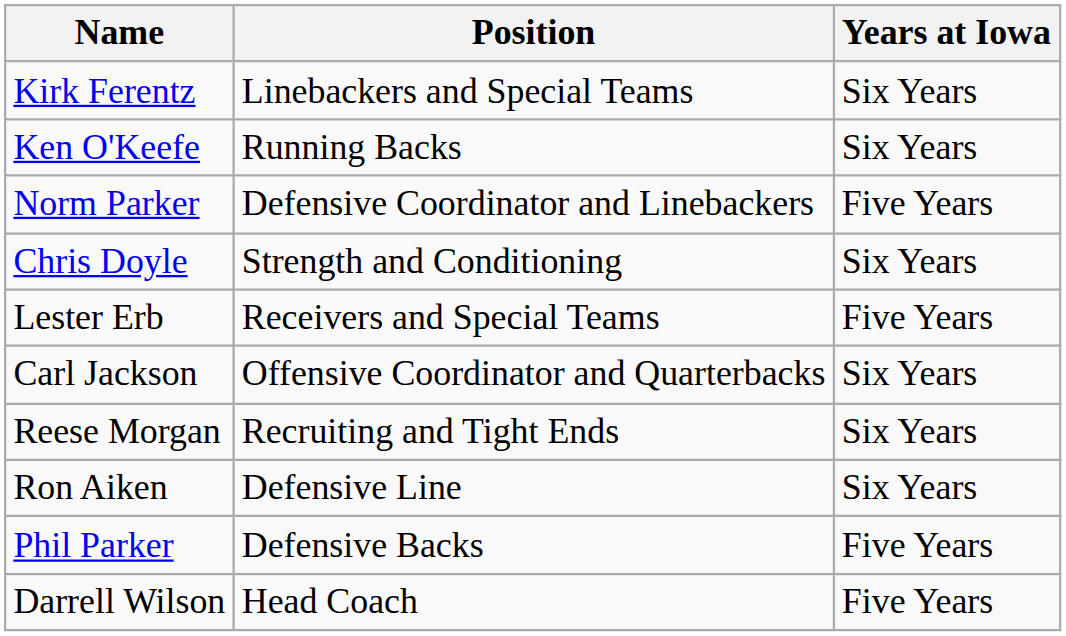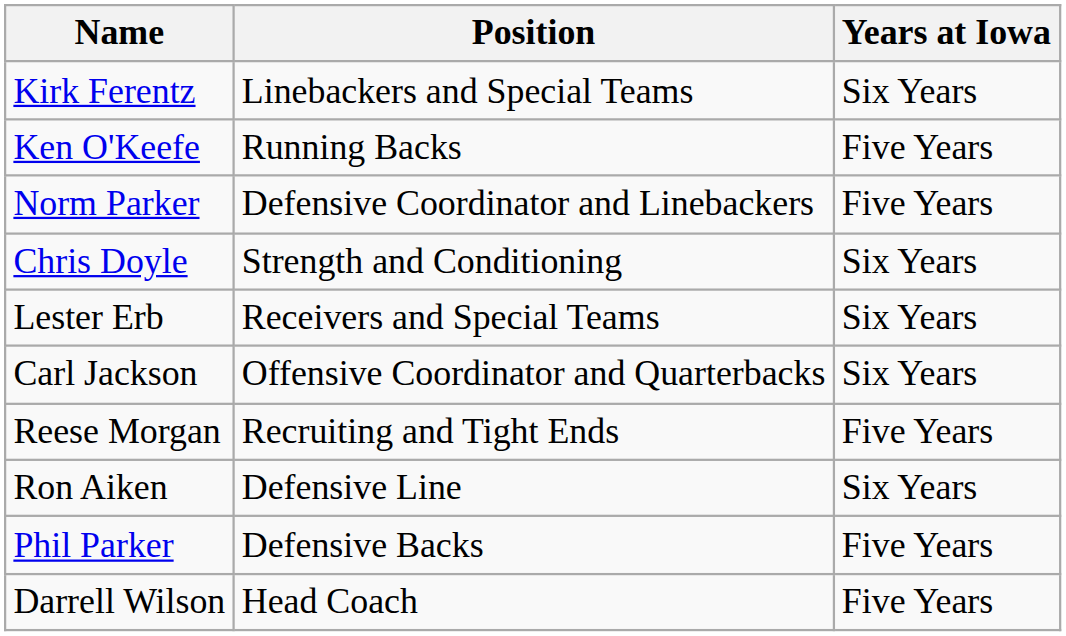(910, 146) Six Years -> (918, 146) Five Years
(918, 317) Five Years -> (910, 317) Six Years
(910, 430) Six Years -> (918, 430) Five Years
